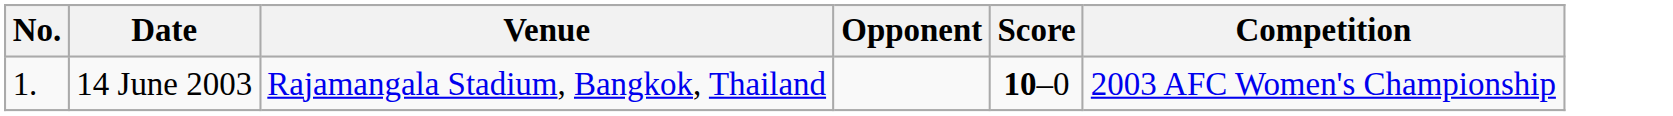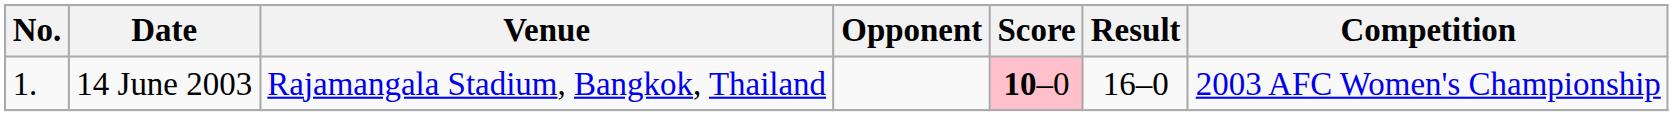+ column: (1136, 30)
(1037, 82) no background -> (1037, 82) pink background
